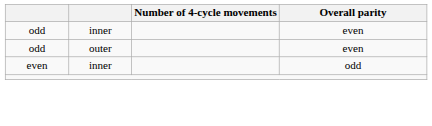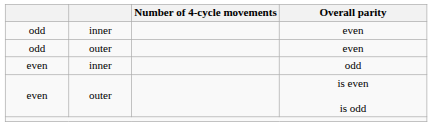+ row: (100, 95)
